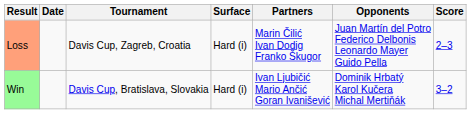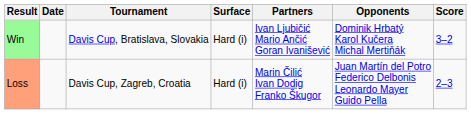rows swapped: (15, 89) <-> (17, 45)
